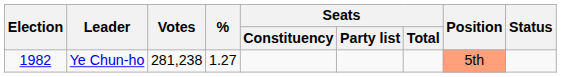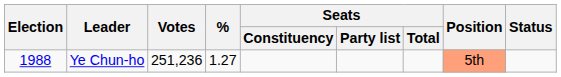(35, 60) 1982 -> (35, 60) 1988
(177, 60) 281,238 -> (177, 60) 251,236
